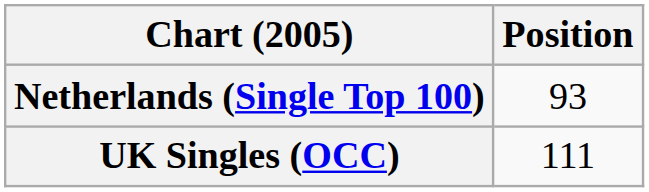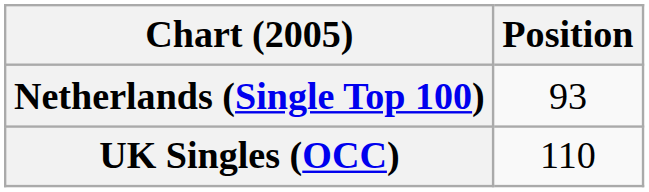(568, 155) 111 -> (568, 155) 110
